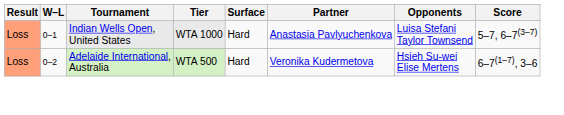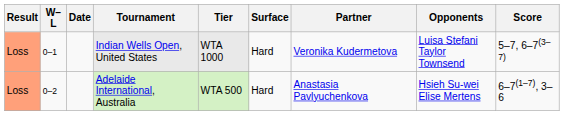+ column: (80, 18)
(331, 34) Anastasia Pavlyuchenkova -> (345, 51) Veronika Kudermetova
(322, 62) Veronika Kudermetova -> (331, 91) Anastasia Pavlyuchenkova
